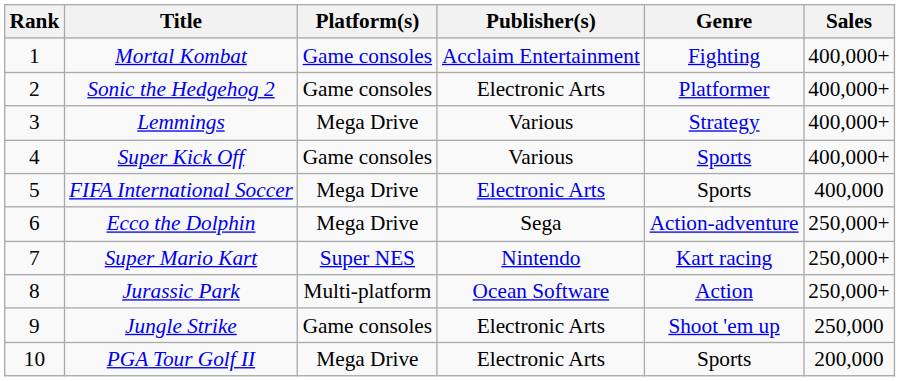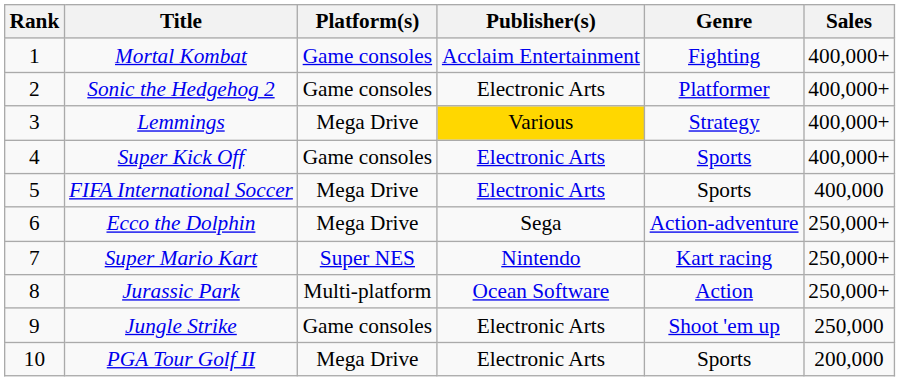(541, 122) no background -> (541, 122) gold background
(541, 156) Various -> (541, 156) Electronic Arts
